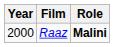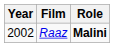(20, 33) 2000 -> (20, 33) 2002
